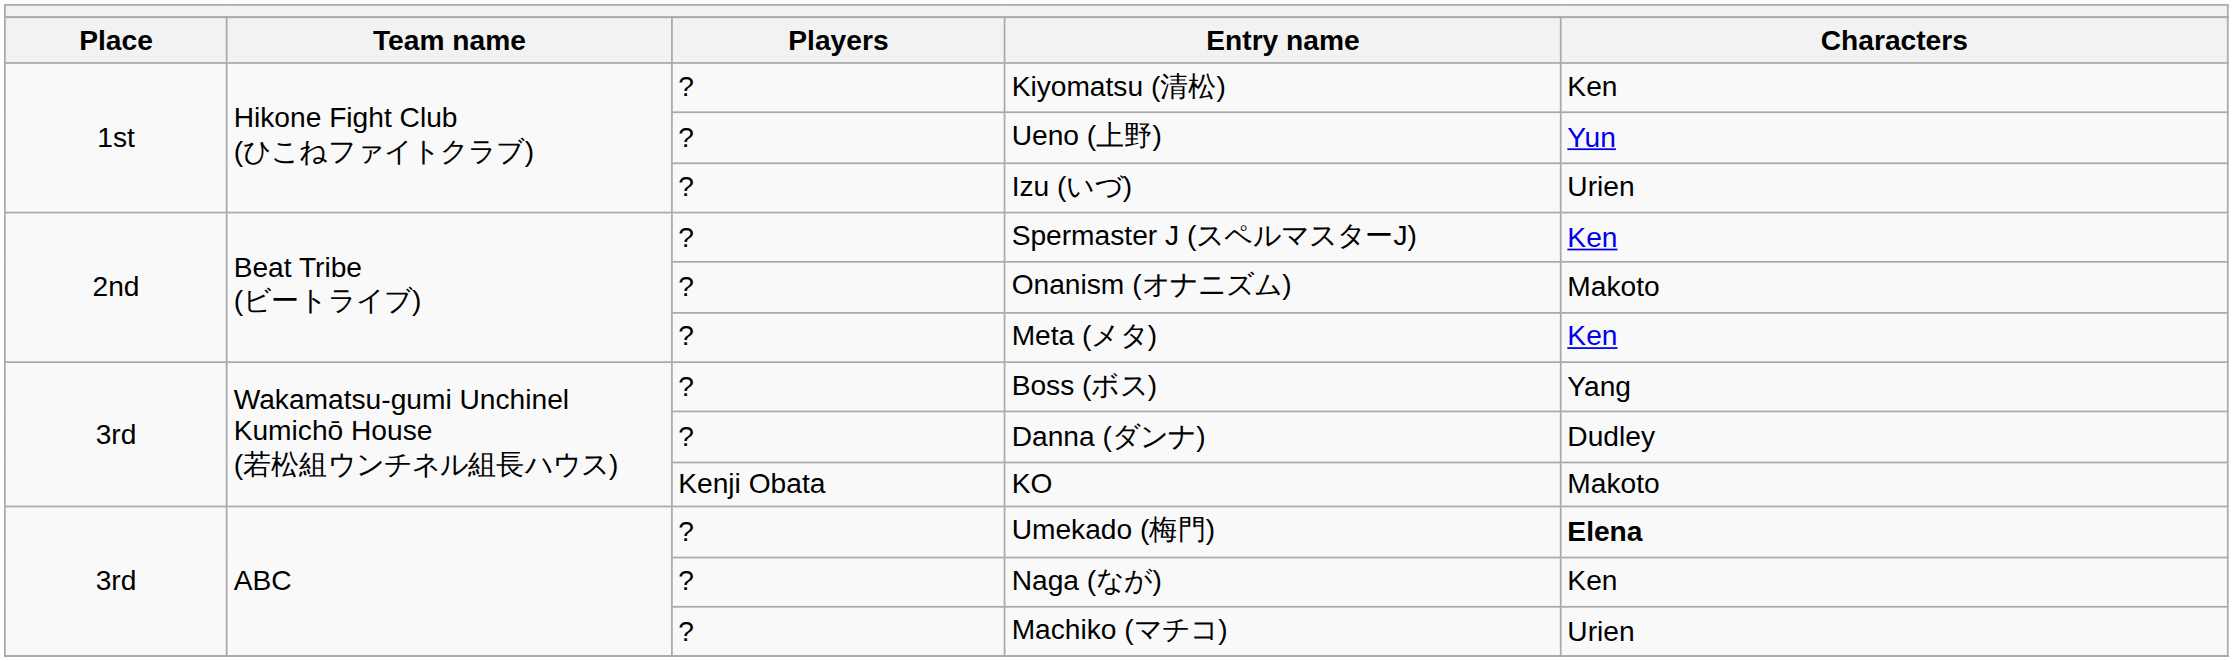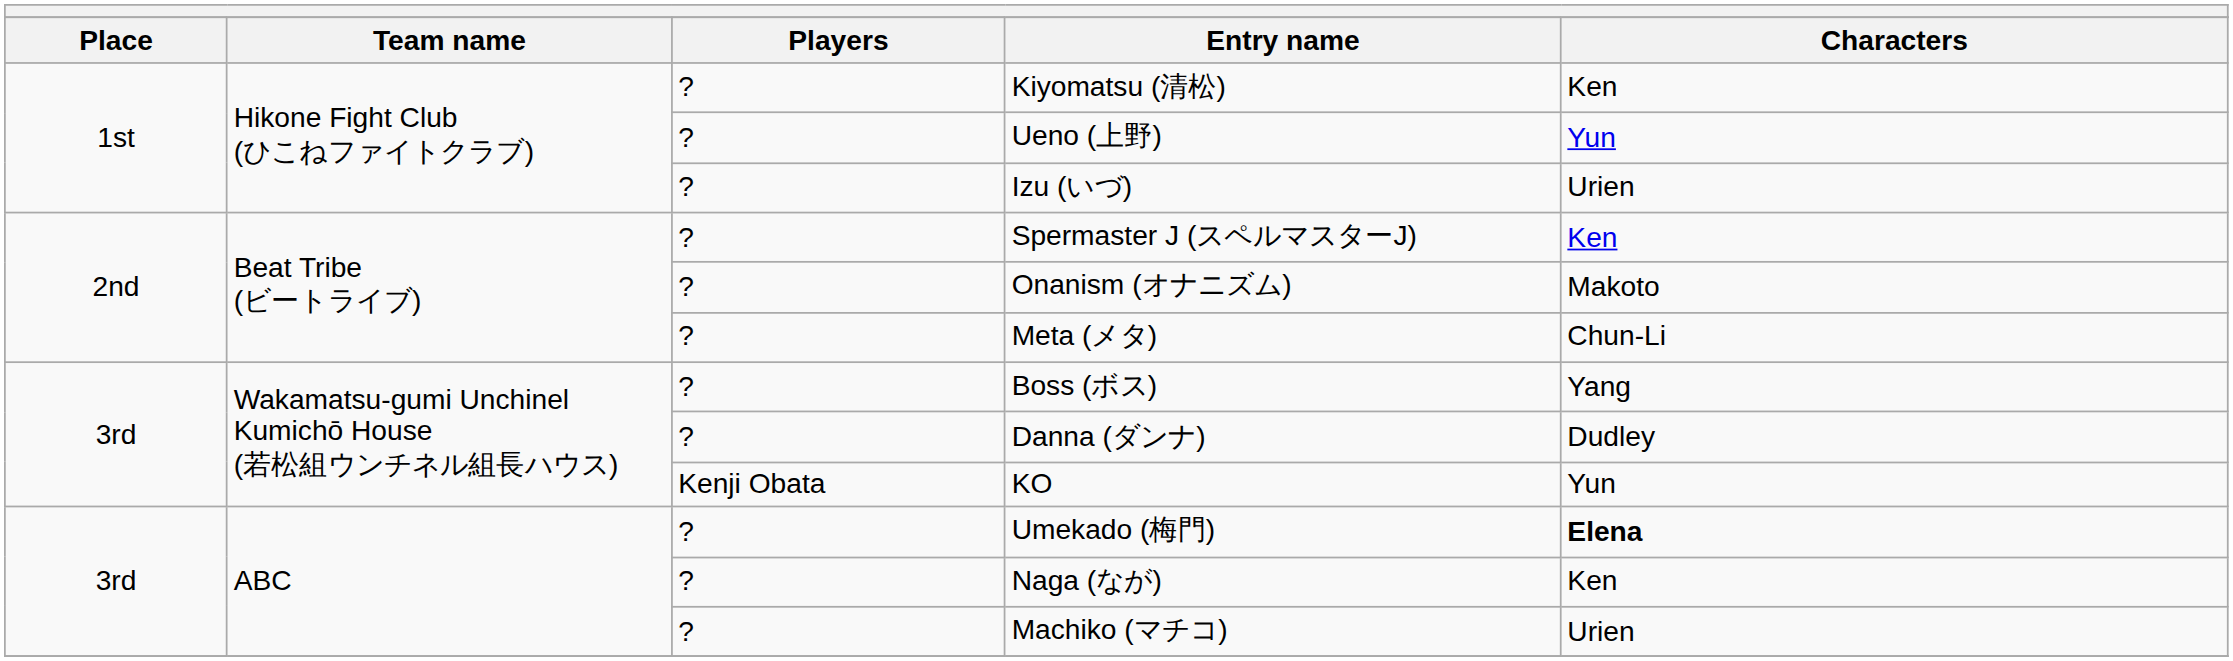(1592, 336) Ken -> (1617, 336) Chun-Li
(1614, 483) Makoto -> (1592, 483) Yun
